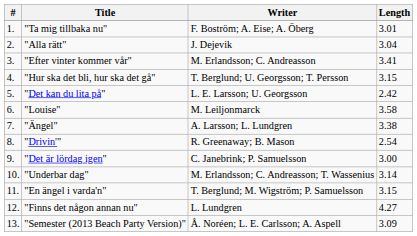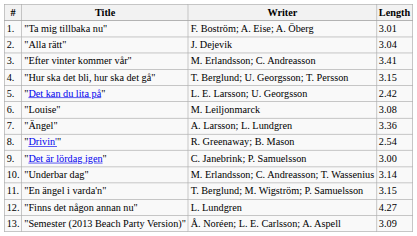(388, 110) 3.58 -> (388, 110) 3.08
(388, 126) 3.38 -> (388, 126) 3.36
